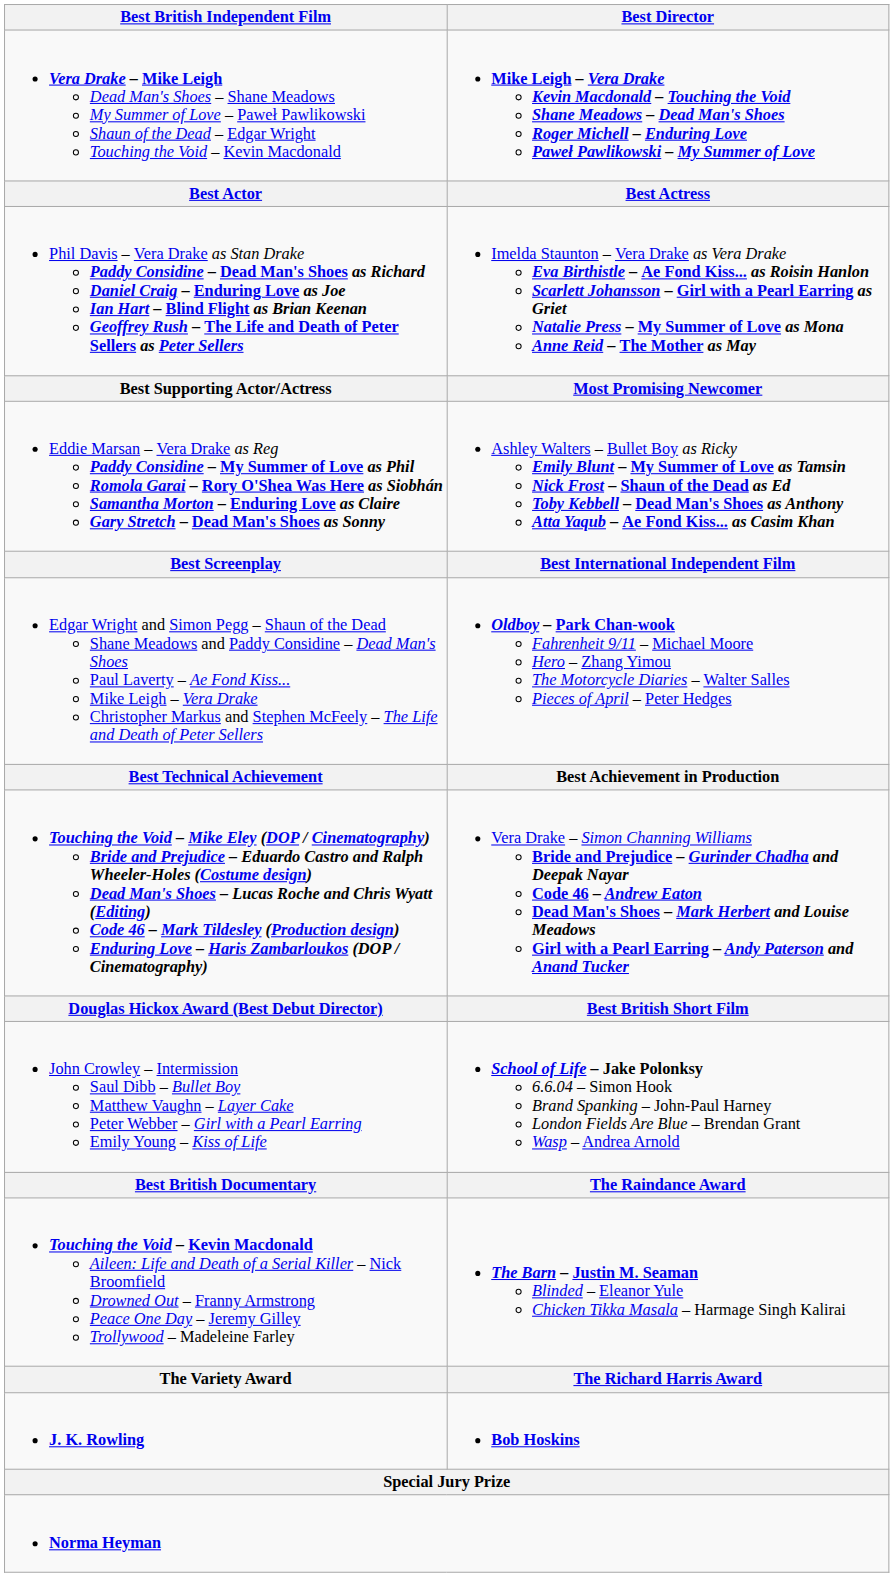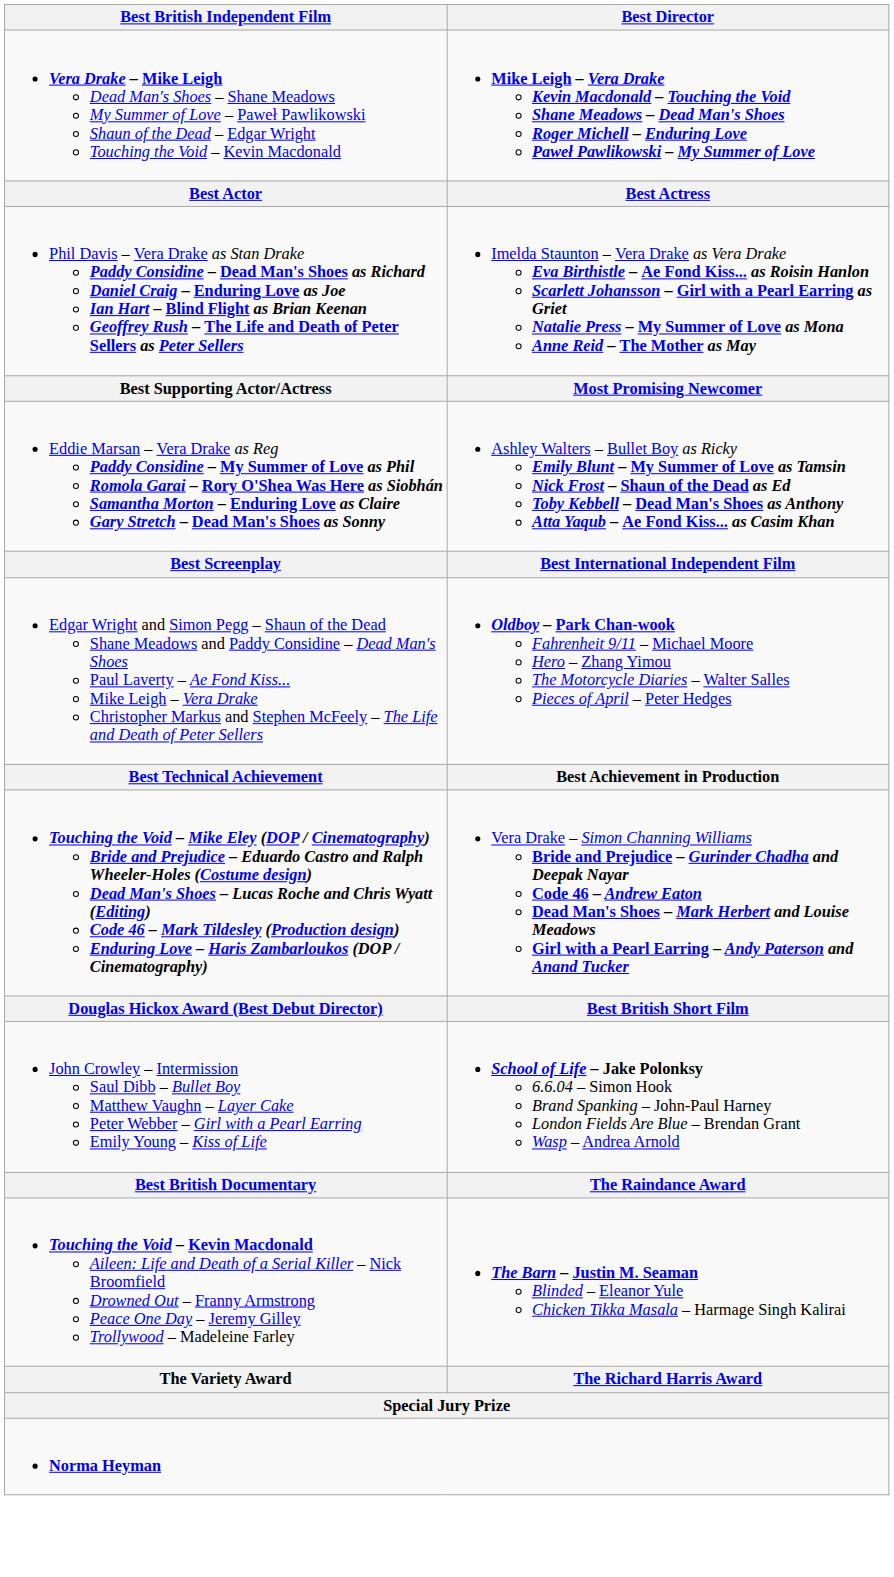- row: (226, 1440)
